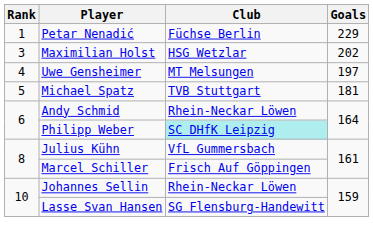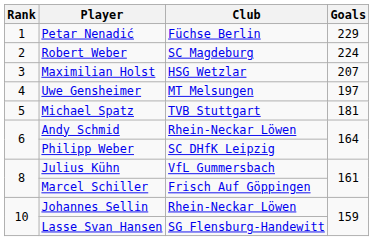+ row: (84, 53)
(348, 53) 202 -> (348, 72) 207
(222, 130) paleturquoise background -> (222, 149) no background
